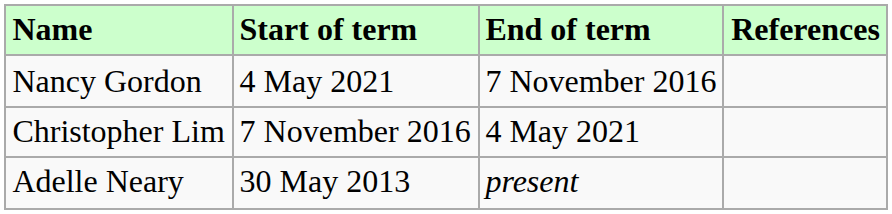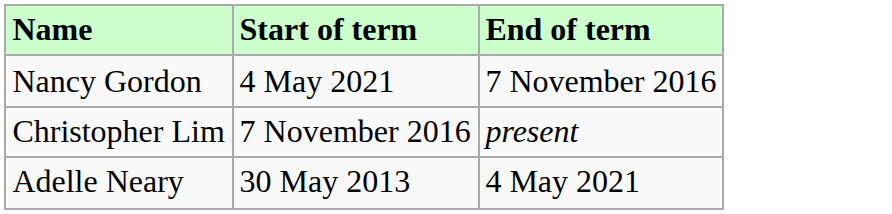- column: (806, 29)
(563, 131) 4 May 2021 -> (532, 131) present
(532, 182) present -> (563, 182) 4 May 2021
